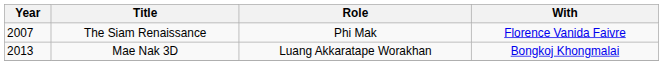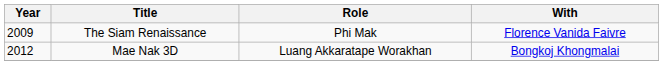(20, 32) 2007 -> (20, 32) 2009
(20, 51) 2013 -> (20, 51) 2012
